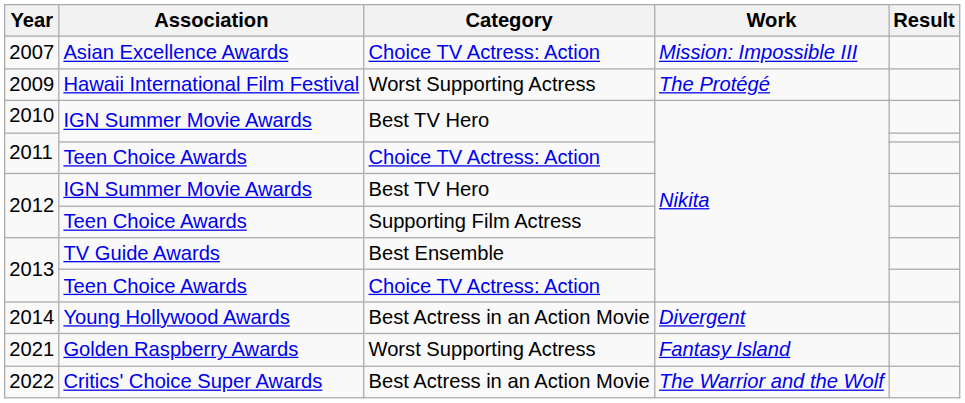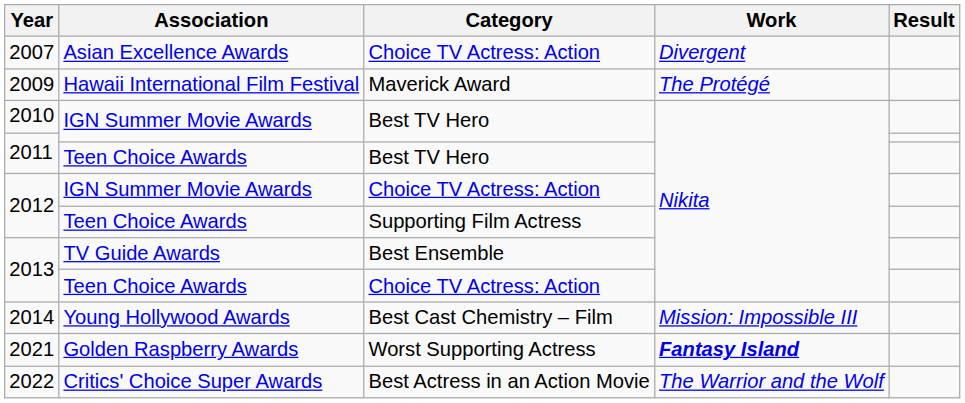(758, 52) Mission: Impossible III -> (702, 52) Divergent
(482, 84) Worst Supporting Actress -> (439, 84) Maverick Award
(484, 157) Choice TV Actress: Action -> (429, 157) Best TV Hero
(429, 189) Best TV Hero -> (484, 189) Choice TV Actress: Action
(509, 317) Best Actress in an Action Movie -> (491, 317) Best Cast Chemistry – Film
(702, 317) Divergent -> (758, 317) Mission: Impossible III
(725, 349) normal -> (729, 349) bold
